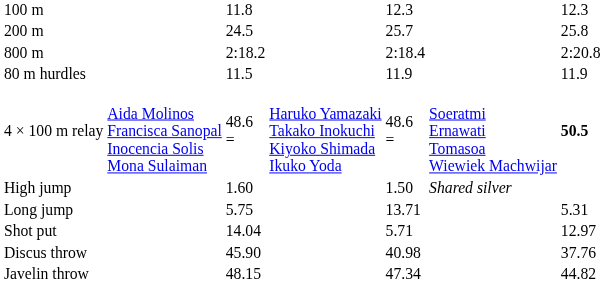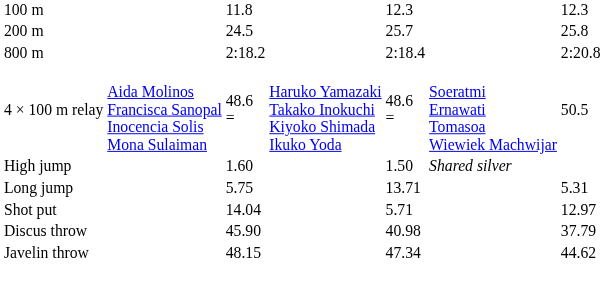- row: (45, 74)
(575, 131) bold -> (575, 109) normal
(578, 252) 37.76 -> (578, 231) 37.79
(578, 274) 44.82 -> (578, 252) 44.62
